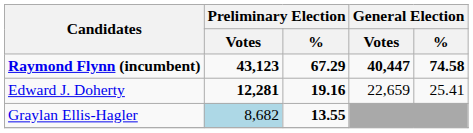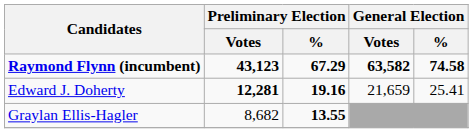(389, 66) 40,447 -> (389, 66) 63,582
(389, 90) 22,659 -> (389, 90) 21,659
(262, 115) lightblue background -> (262, 115) no background
